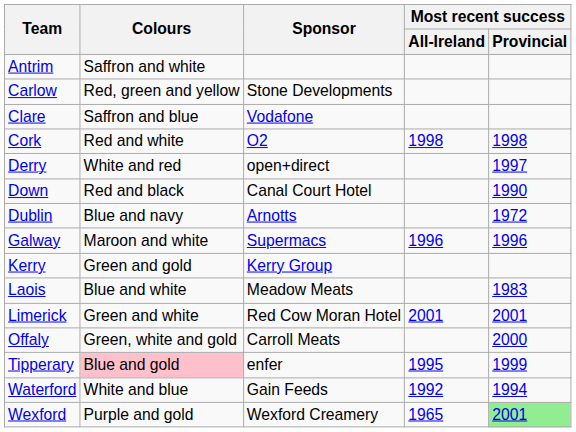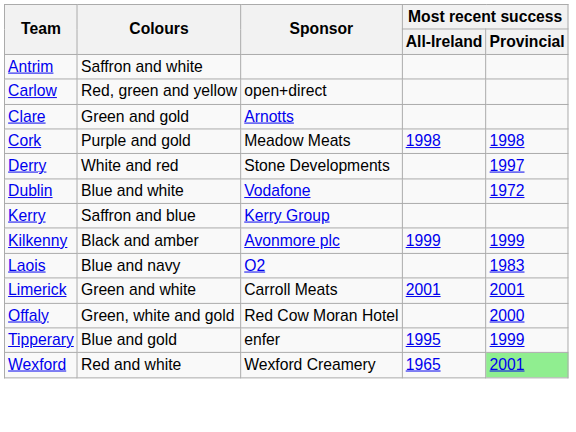(320, 91) Stone Developments -> (285, 91) open+direct
(141, 116) Saffron and blue -> (135, 116) Green and gold
(280, 116) Vodafone -> (269, 116) Arnotts
(134, 141) Red and white -> (136, 141) Purple and gold
(257, 141) O2 -> (297, 141) Meadow Meats
(288, 166) open+direct -> (317, 166) Stone Developments
- row: (28, 191)
(133, 215) Blue and navy -> (132, 191) Blue and white
(272, 215) Arnotts -> (277, 191) Vodafone
- row: (34, 240)
(138, 265) Green and gold -> (138, 215) Saffron and blue
+ row: (38, 240)
(135, 290) Blue and white -> (131, 265) Blue and navy
(300, 290) Meadow Meats -> (255, 265) O2
(324, 315) Red Cow Moran Hotel -> (291, 290) Carroll Meats
(293, 340) Carroll Meats -> (321, 315) Red Cow Moran Hotel
(132, 365) pink background -> (129, 340) no background
- row: (42, 389)
(139, 414) Purple and gold -> (131, 365) Red and white
